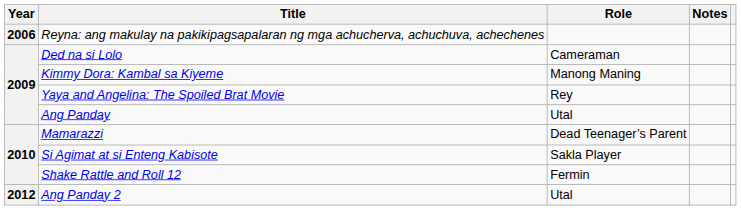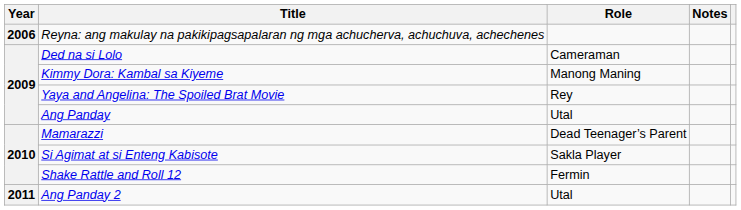(21, 194) 2012 -> (21, 194) 2011
